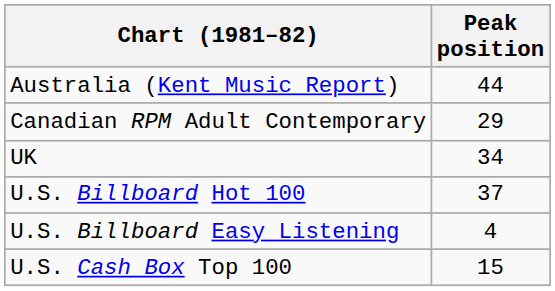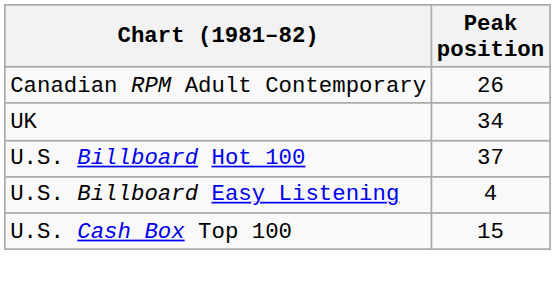- row: (205, 85)
(491, 122) 29 -> (491, 85) 26
